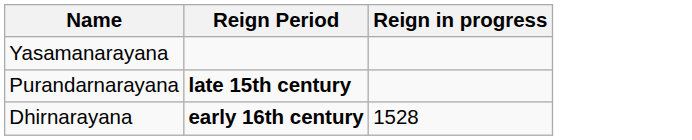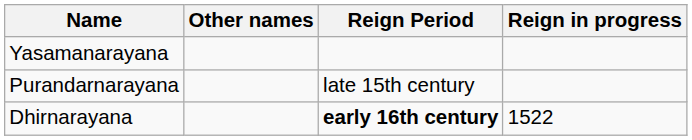+ column: (251, 20)
(270, 85) bold -> (399, 85) normal
(396, 118) 1528 -> (531, 118) 1522
